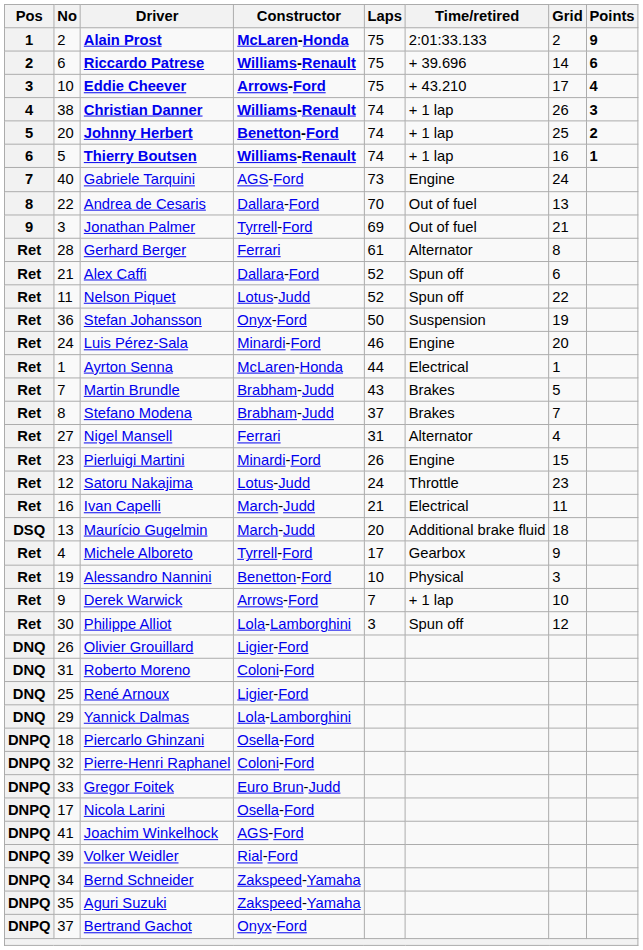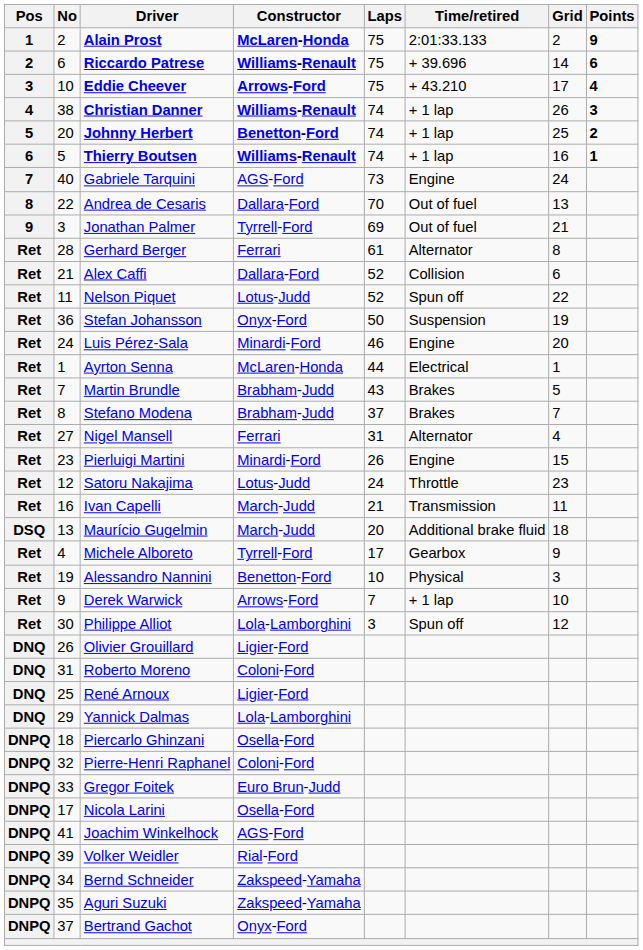(436, 273) Spun off -> (437, 273) Collision
(439, 506) Electrical -> (452, 506) Transmission
